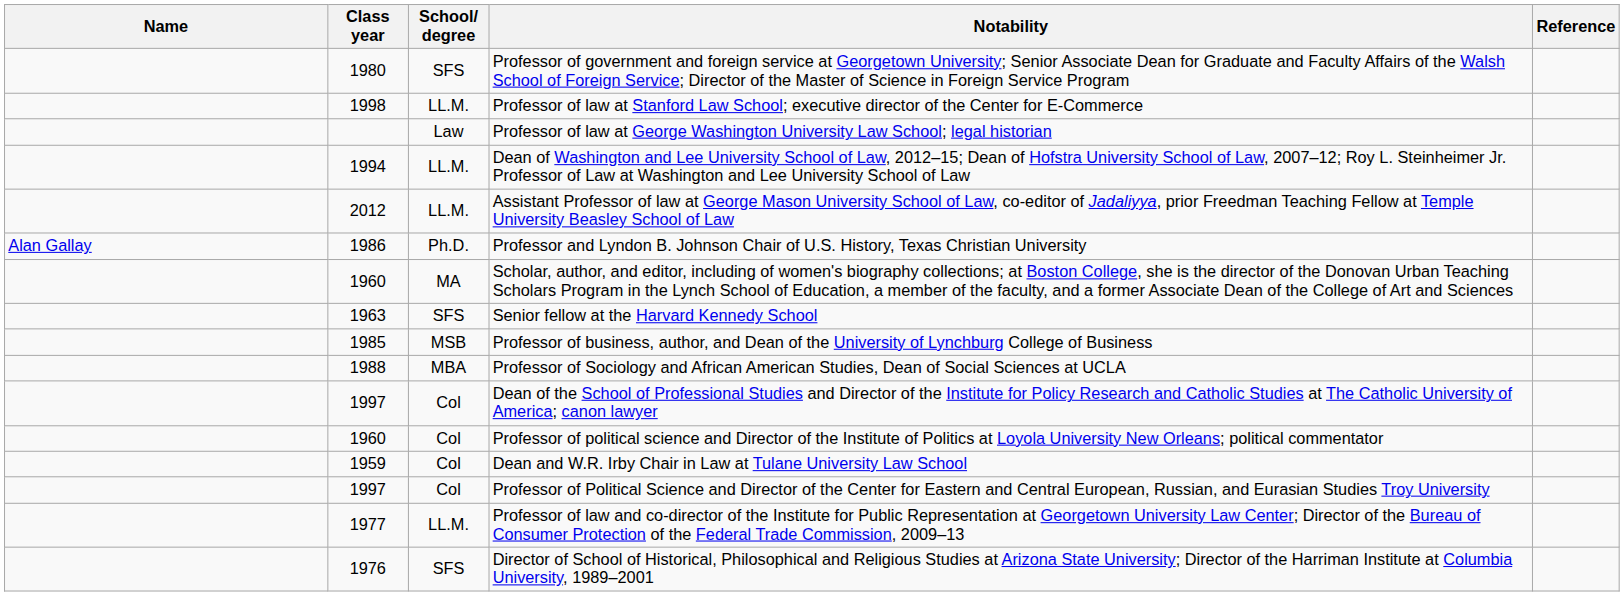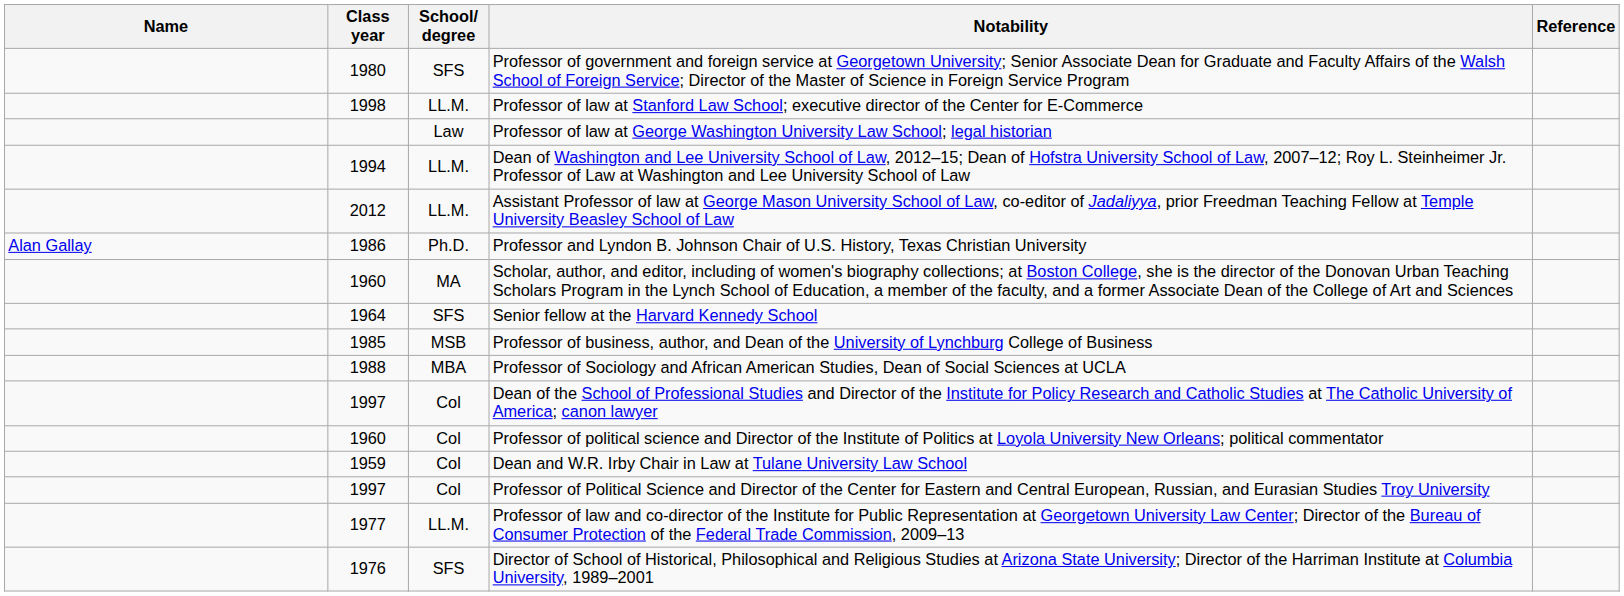(368, 316) 1963 -> (368, 316) 1964
